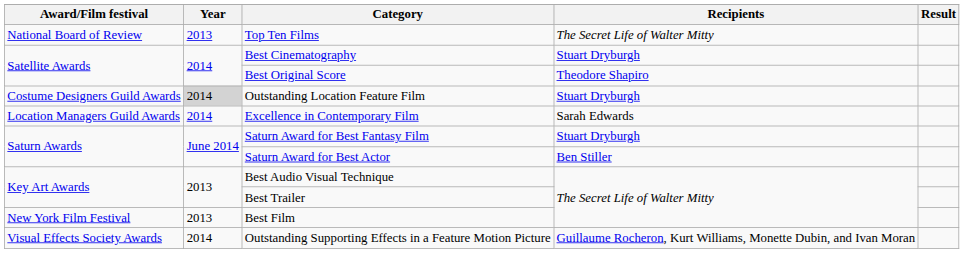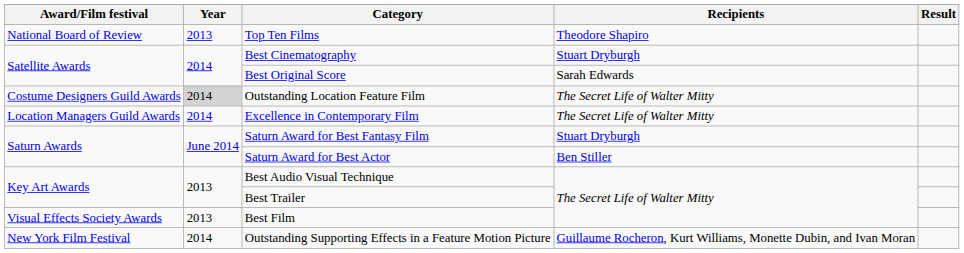(635, 34) The Secret Life of Walter Mitty -> (603, 34) Theodore Shapiro
(603, 75) Theodore Shapiro -> (595, 75) Sarah Edwards
(598, 95) Stuart Dryburgh -> (635, 95) The Secret Life of Walter Mitty
(595, 116) Sarah Edwards -> (635, 116) The Secret Life of Walter Mitty
(69, 217) New York Film Festival -> (85, 217) Visual Effects Society Awards
(85, 237) Visual Effects Society Awards -> (69, 237) New York Film Festival
